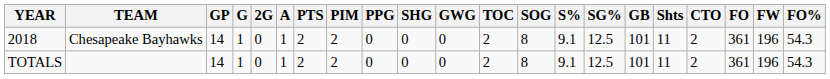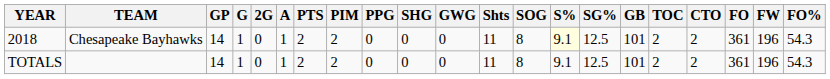columns swapped: (670, 16) <-> (498, 16)
(567, 39) no background -> (563, 39) lightyellow background
